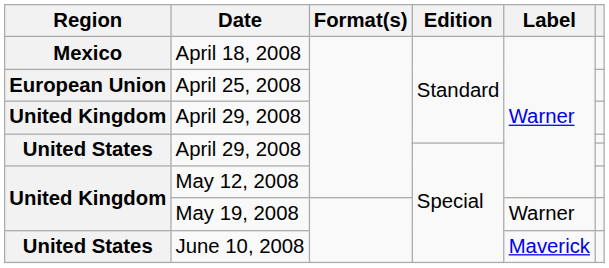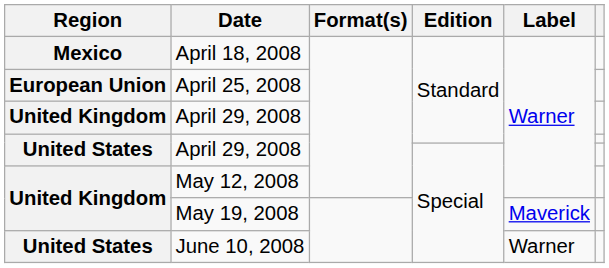(542, 213) Warner -> (549, 213) Maverick
(549, 246) Maverick -> (542, 246) Warner
